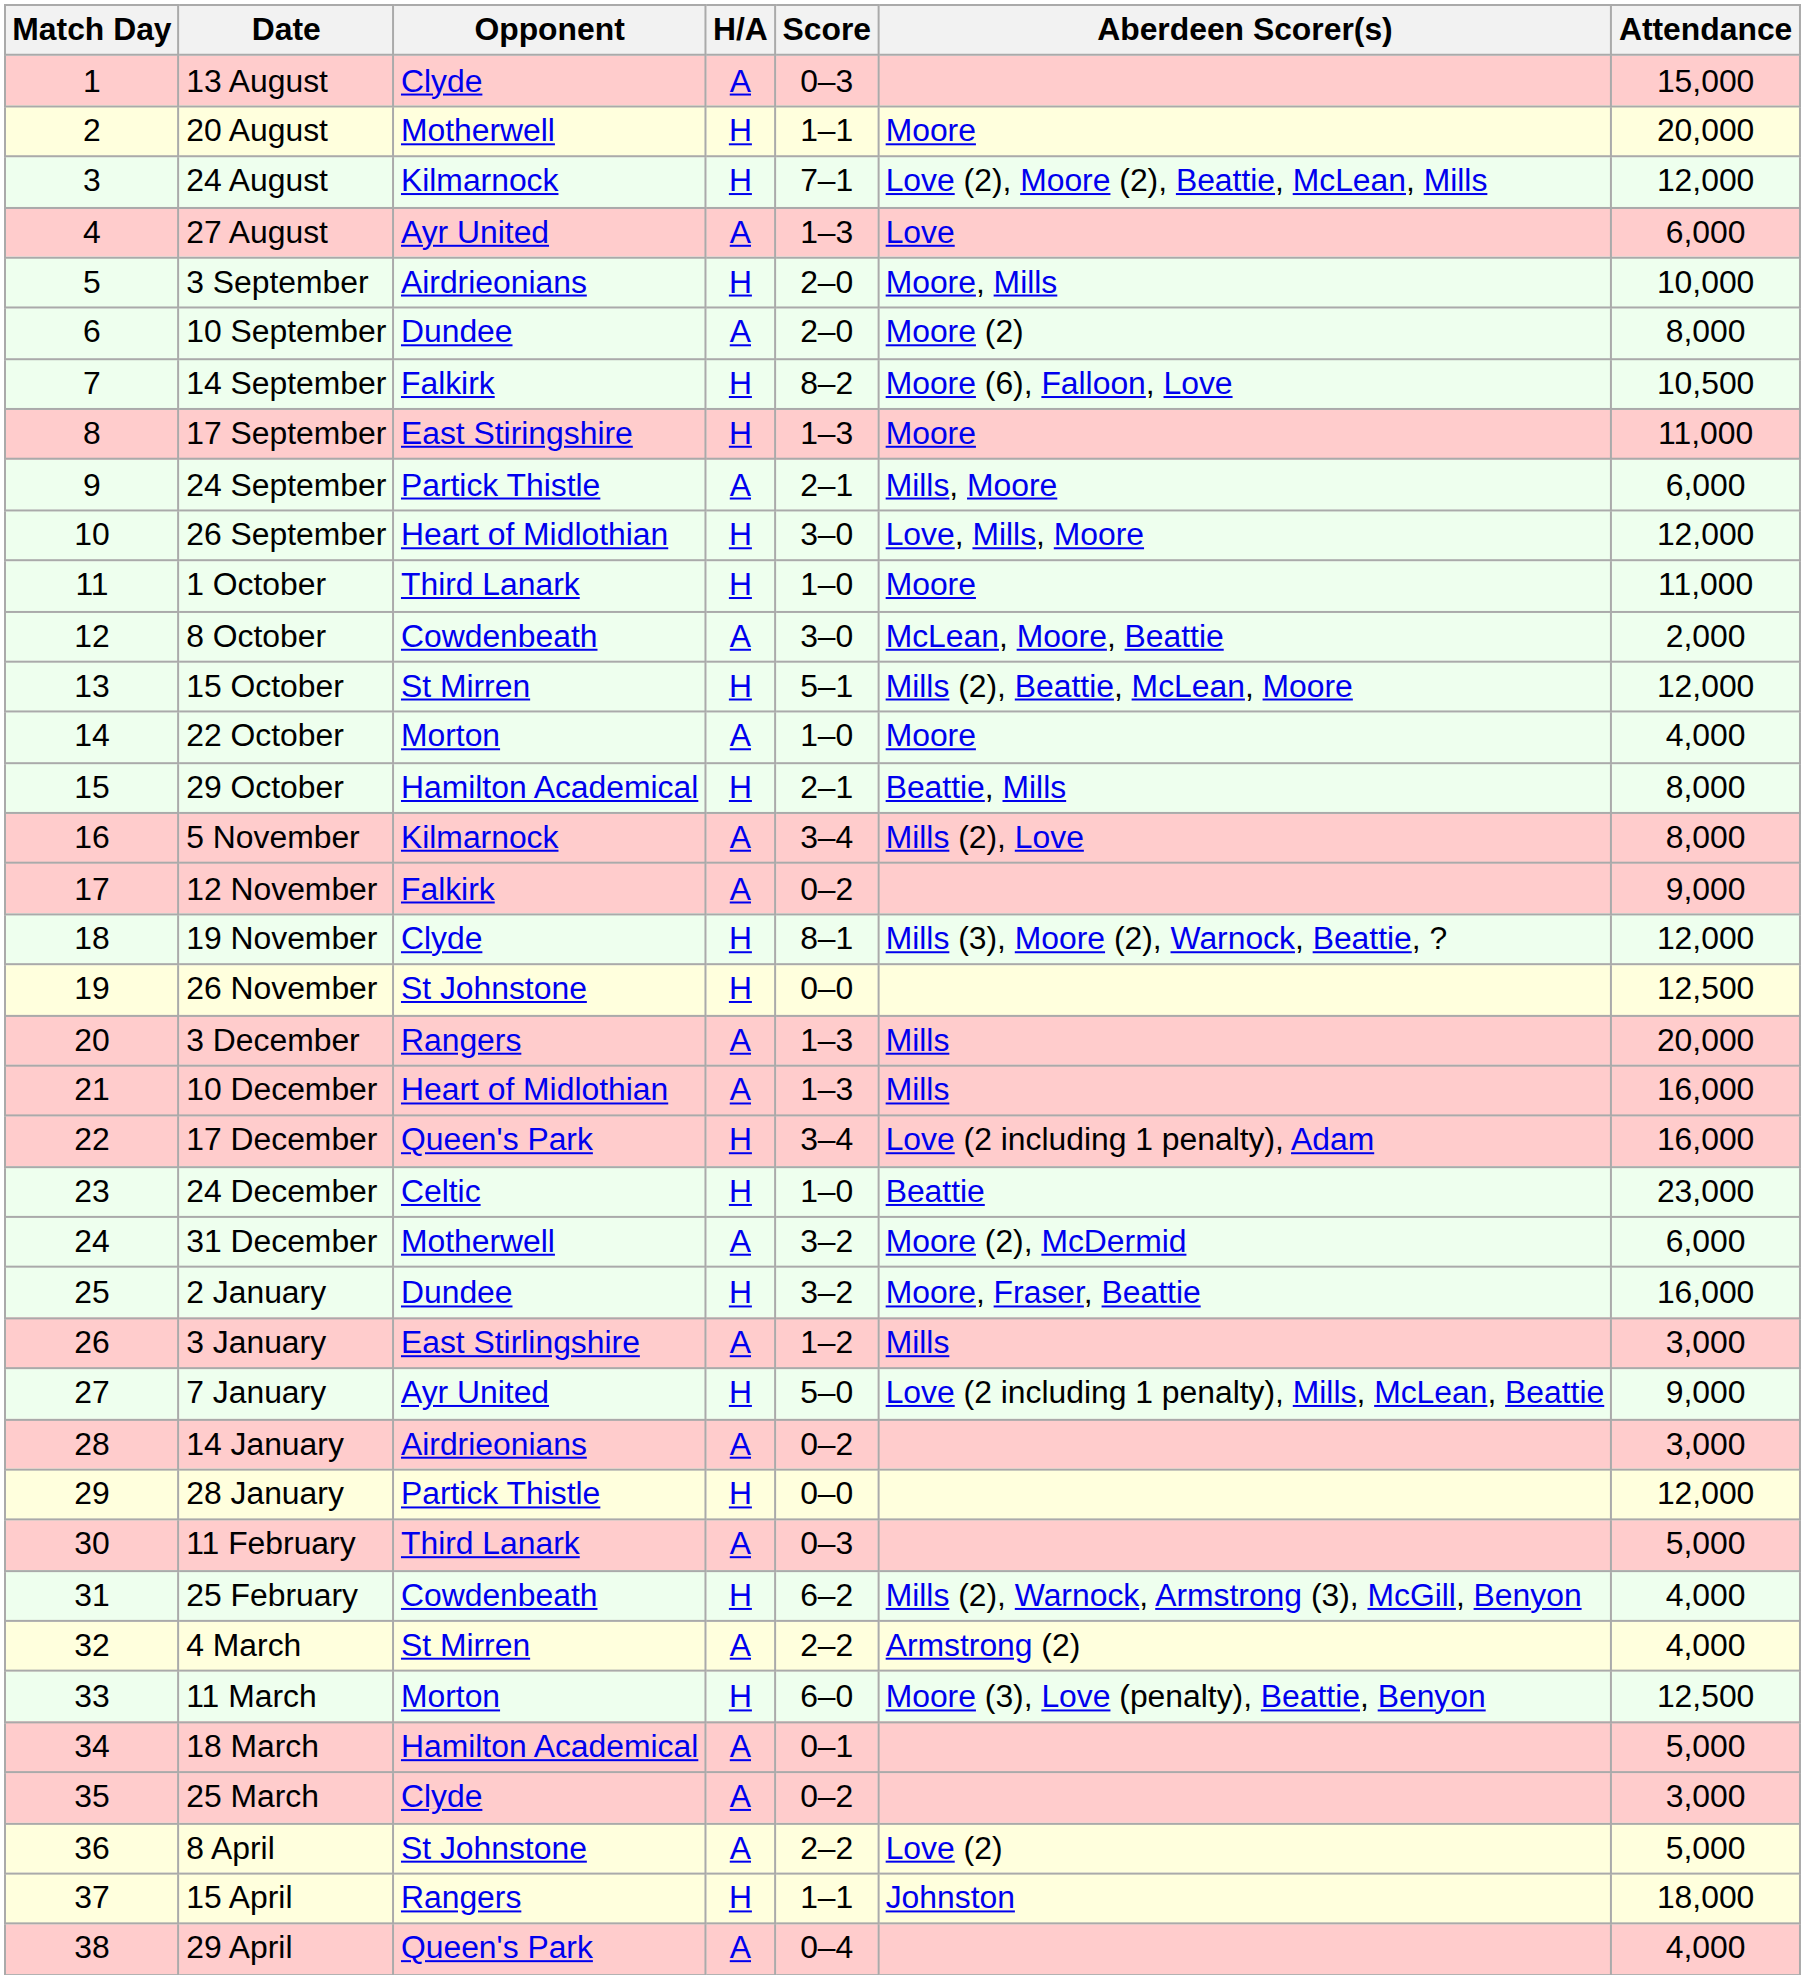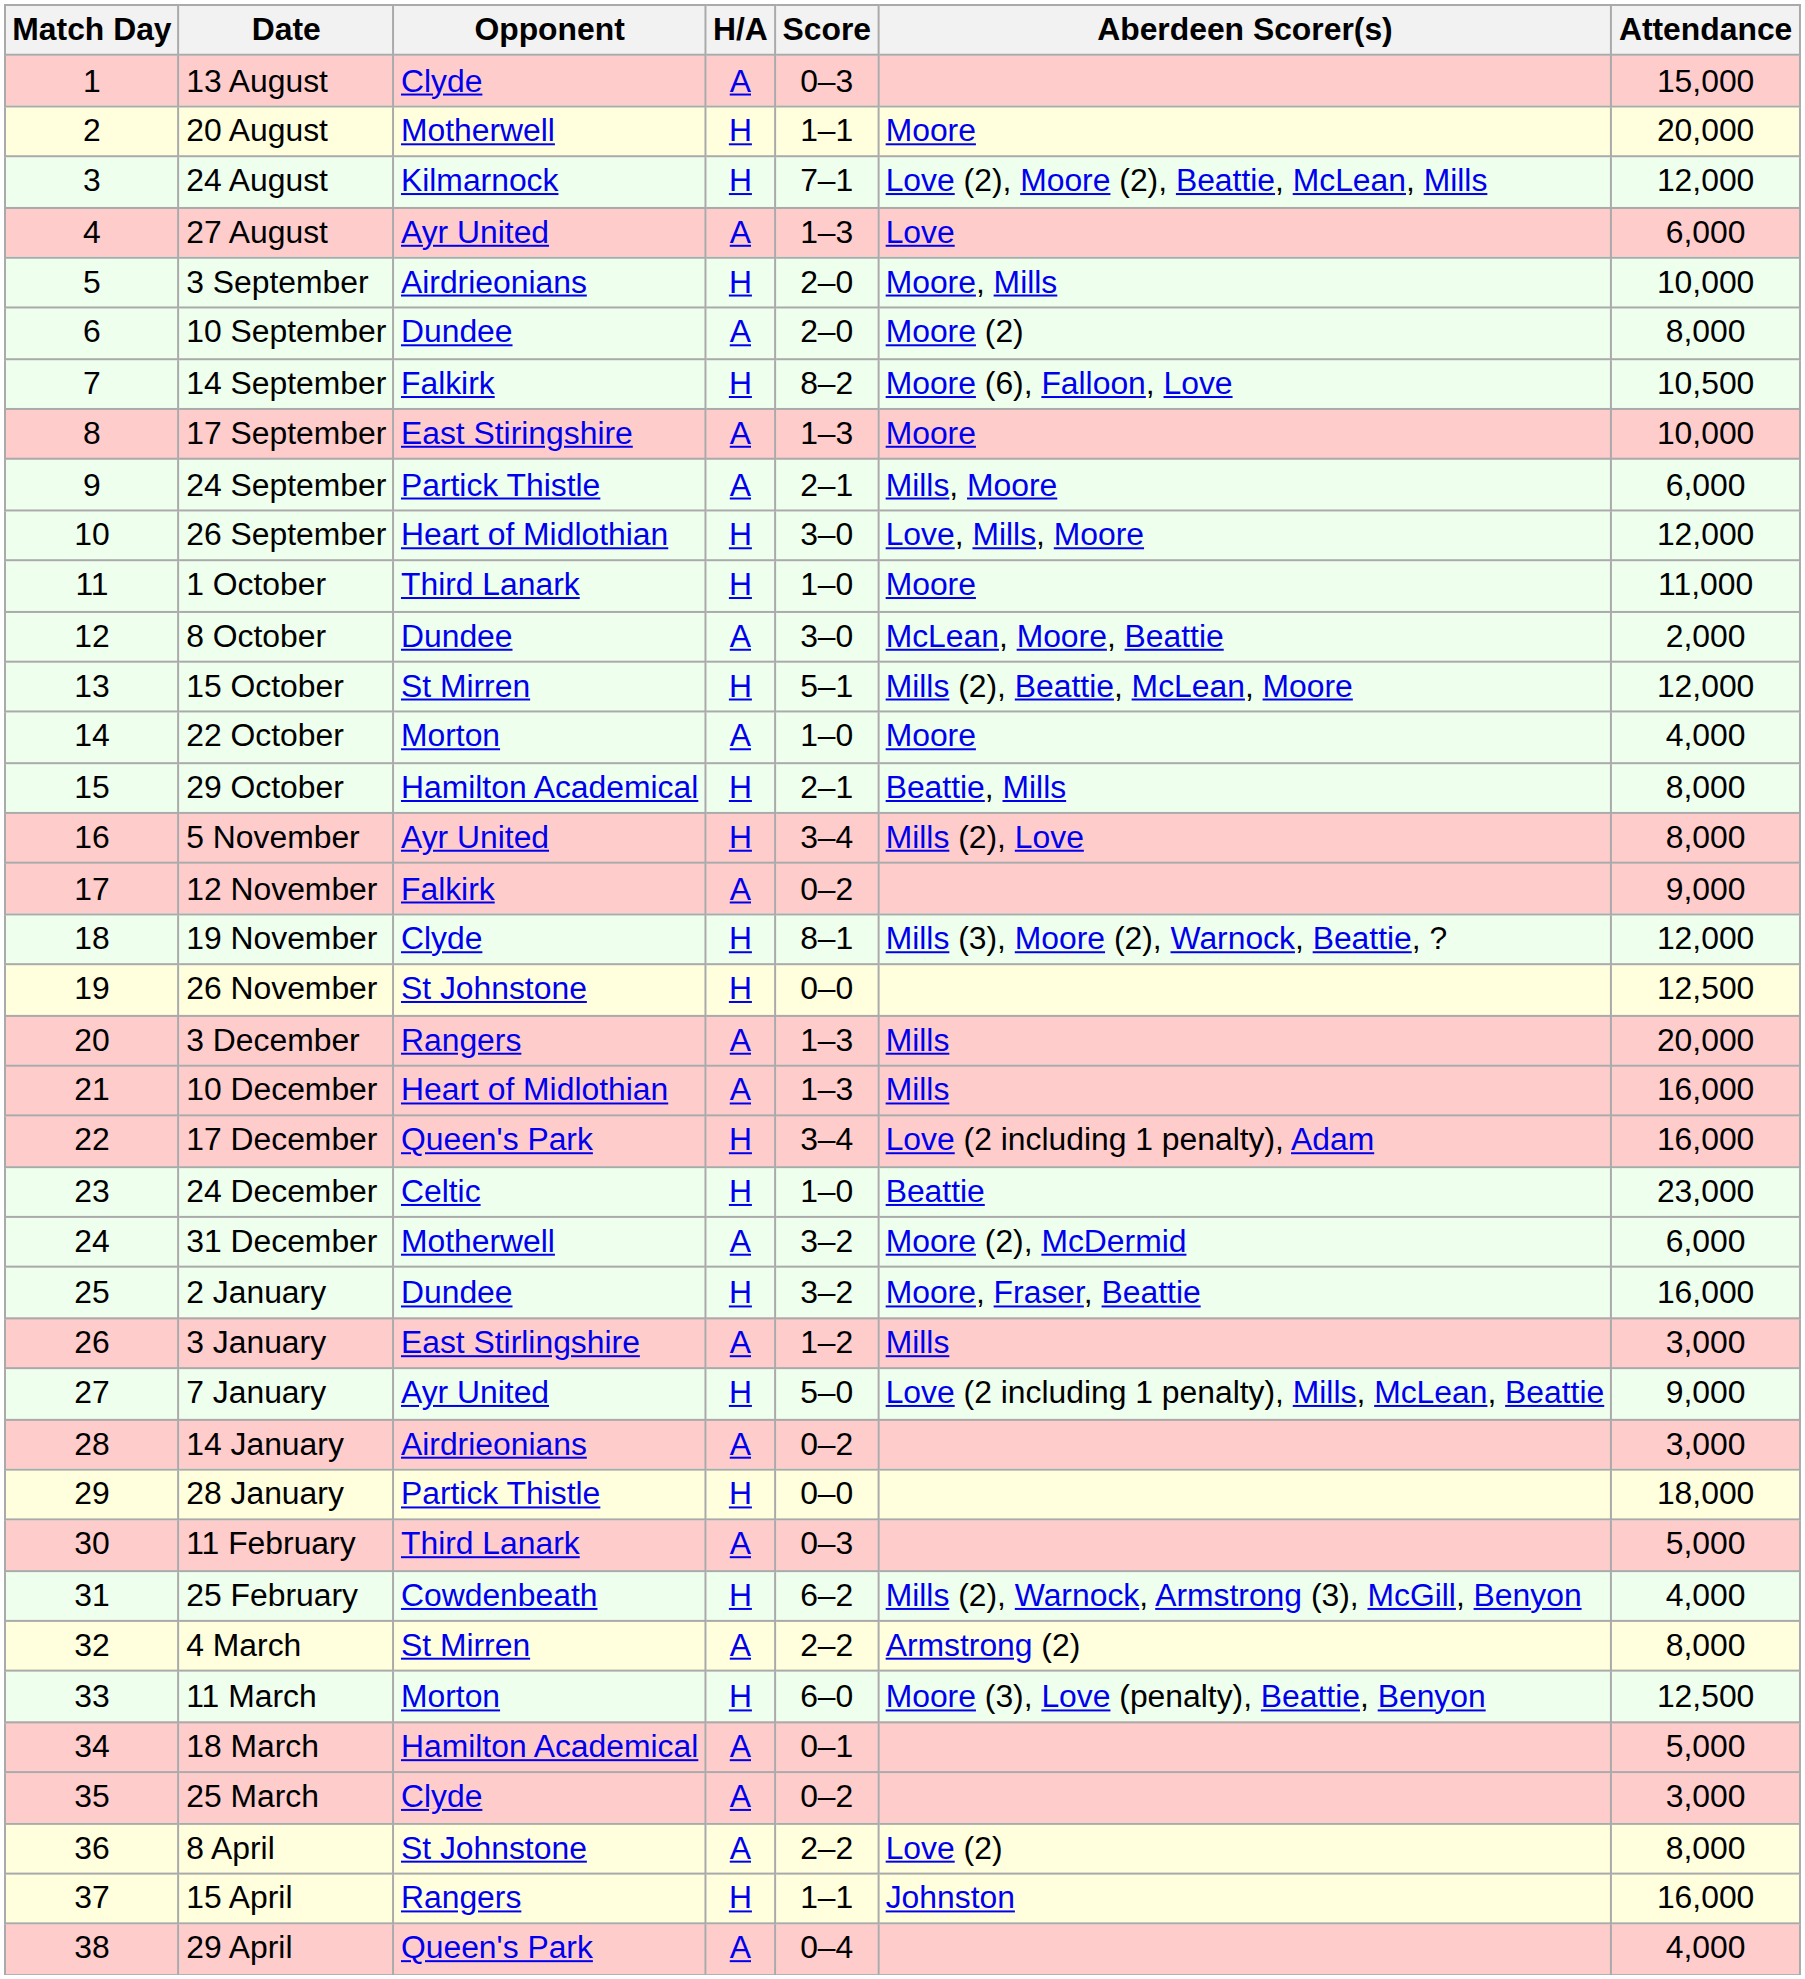(740, 433) H -> (740, 433) A
(1706, 433) 11,000 -> (1706, 433) 10,000
(499, 635) Cowdenbeath -> (457, 635) Dundee
(480, 837) Kilmarnock -> (475, 837) Ayr United
(740, 837) A -> (740, 837) H
(1706, 1494) 12,000 -> (1706, 1494) 18,000
(1706, 1645) 4,000 -> (1706, 1645) 8,000
(1706, 1847) 5,000 -> (1706, 1847) 8,000
(1706, 1898) 18,000 -> (1706, 1898) 16,000
